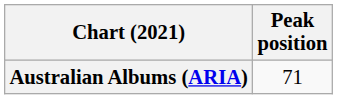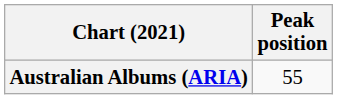(292, 76) 71 -> (292, 76) 55
